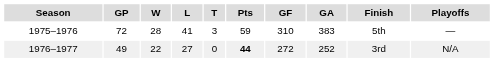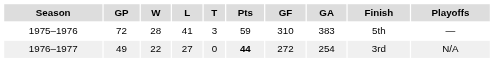(327, 49) 252 -> (327, 49) 254
